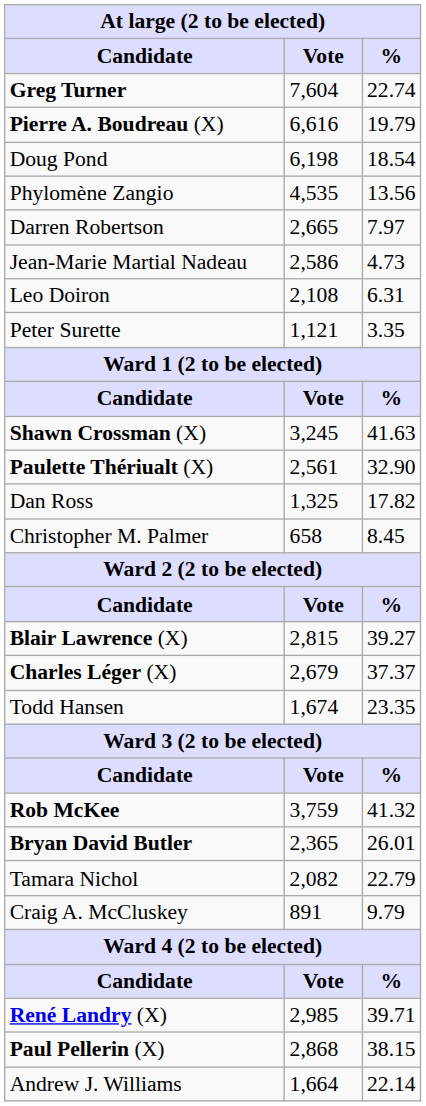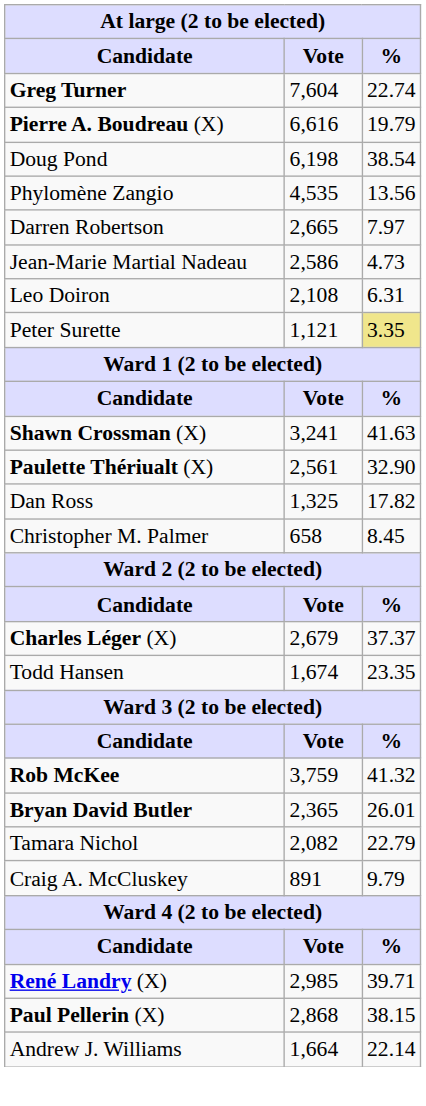(391, 158) 18.54 -> (391, 158) 38.54
(386, 329) no background -> (386, 329) khaki background
(314, 432) 3,245 -> (314, 432) 3,241
- row: (99, 638)
